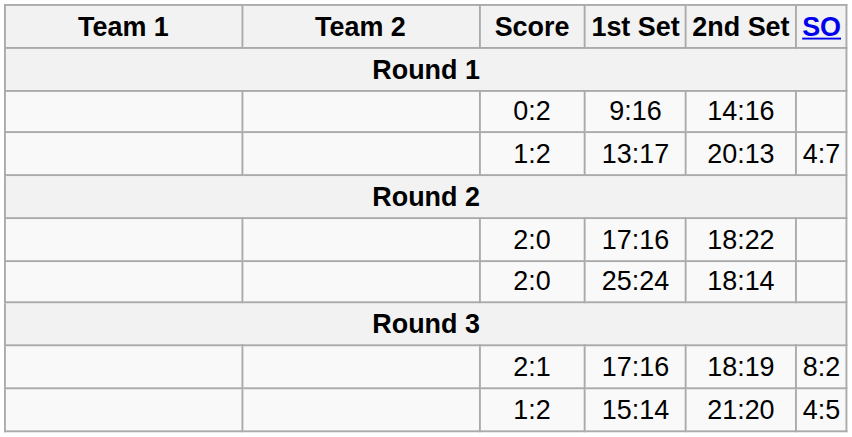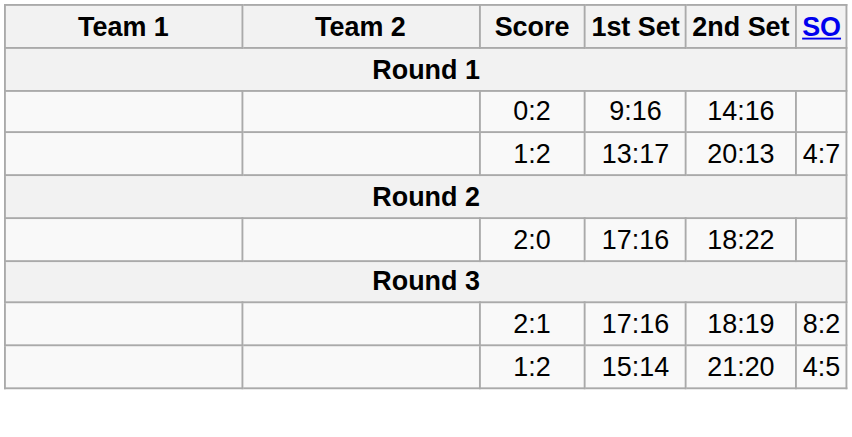- row: (532, 282)
